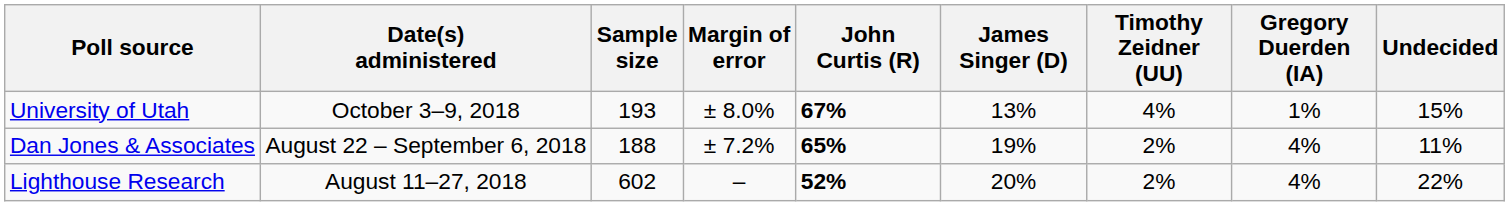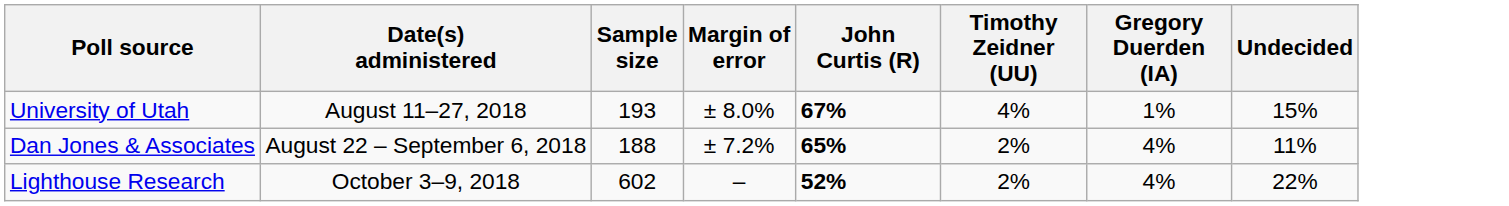- column: (1014, 48)
(426, 109) October 3–9, 2018 -> (426, 109) August 11–27, 2018
(426, 181) August 11–27, 2018 -> (426, 181) October 3–9, 2018
